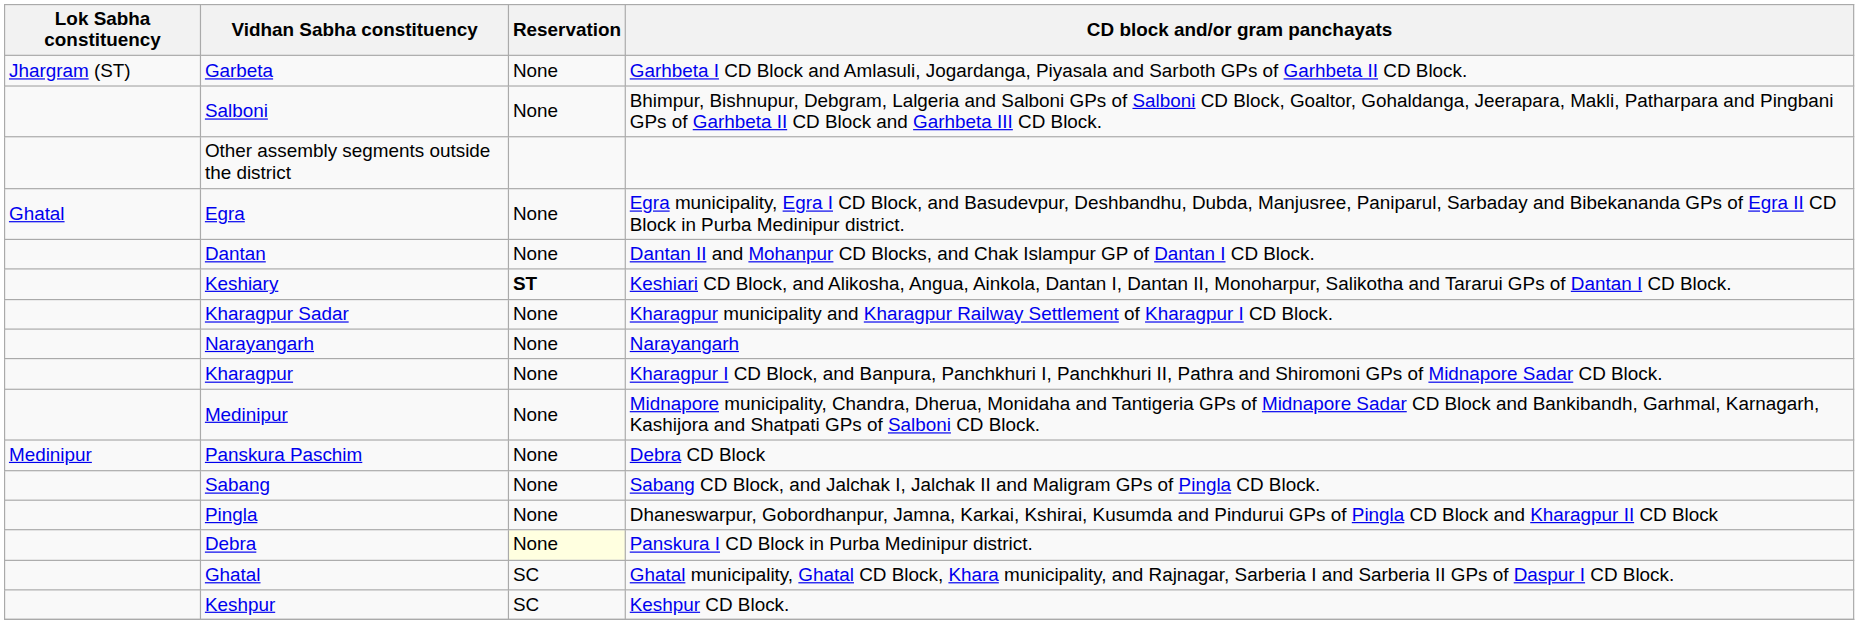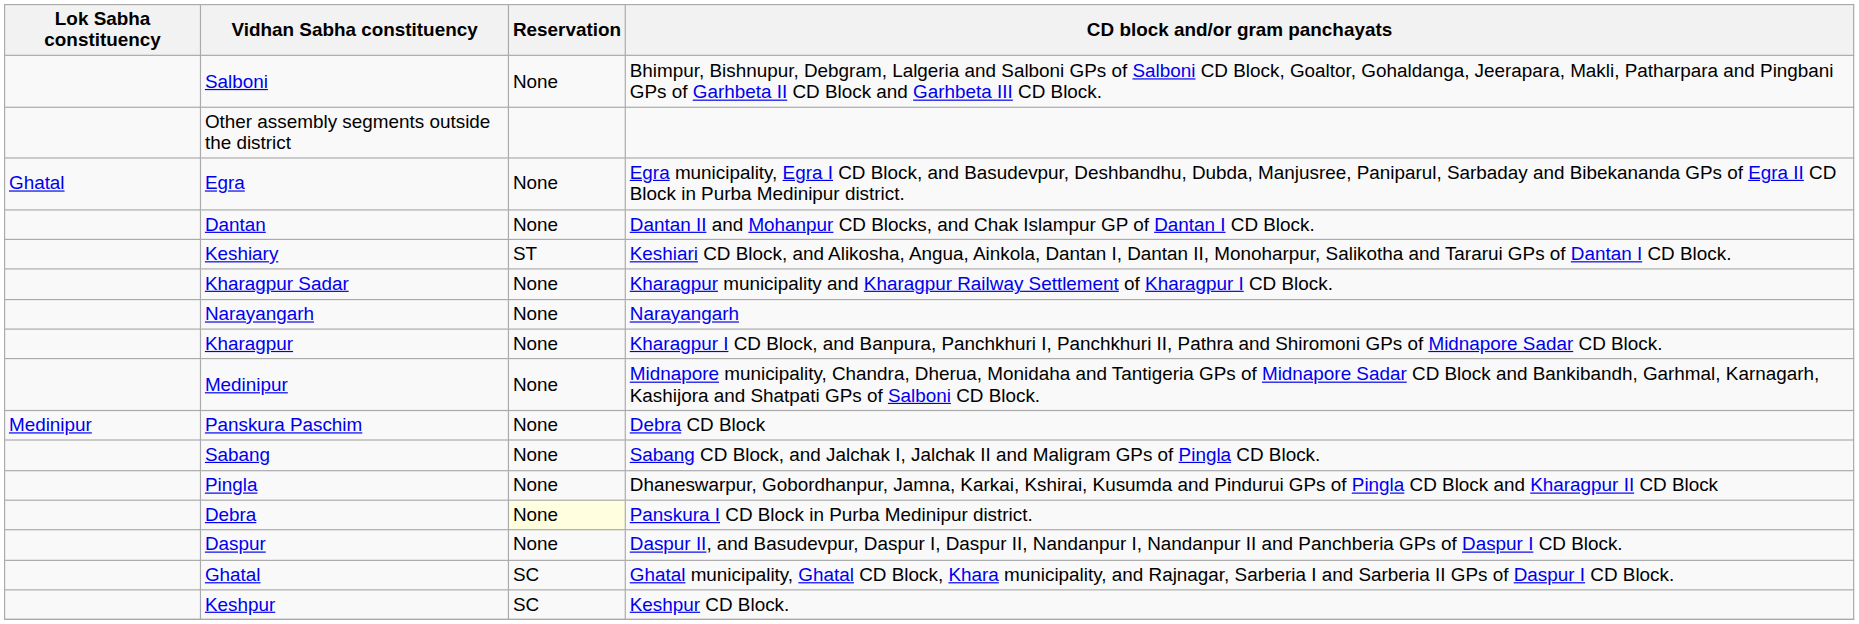- row: (239, 70)
(525, 284) bold -> (525, 254) normal
+ row: (235, 544)
